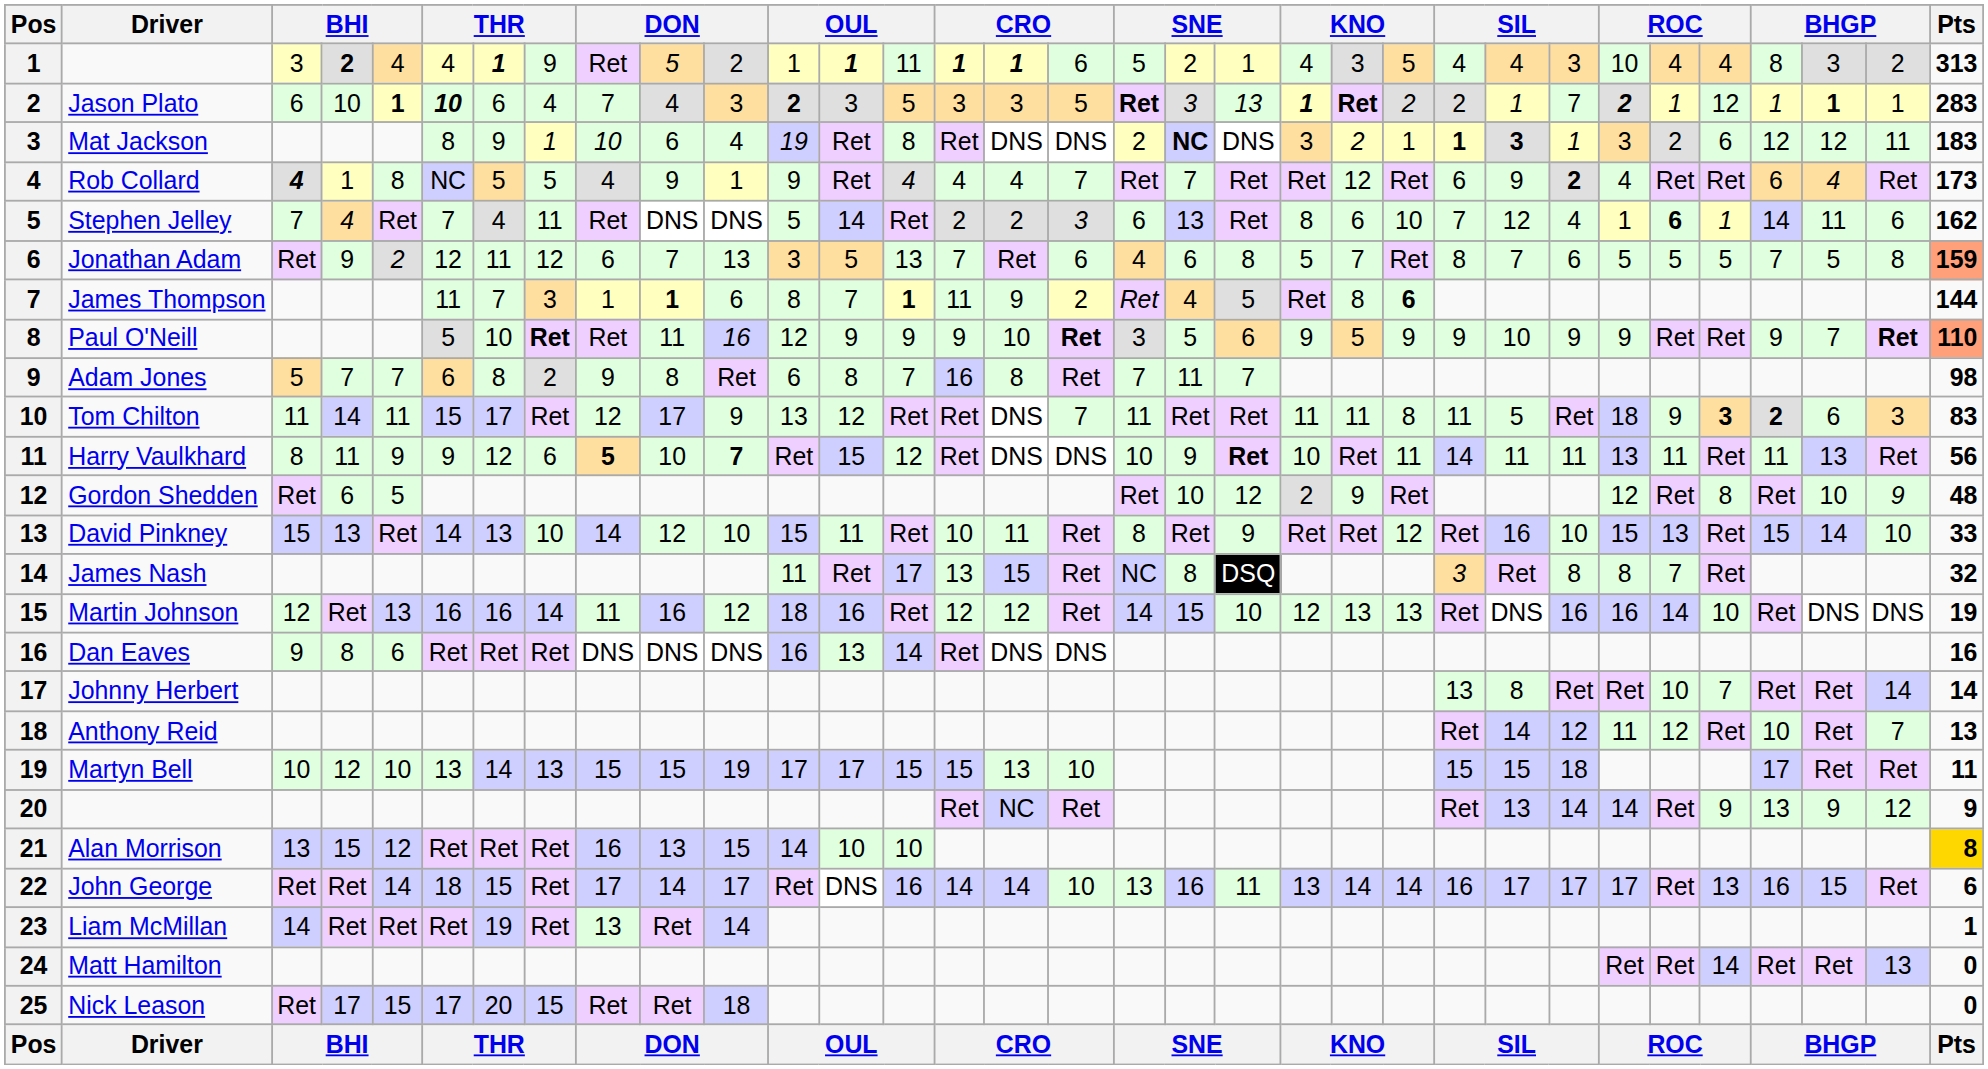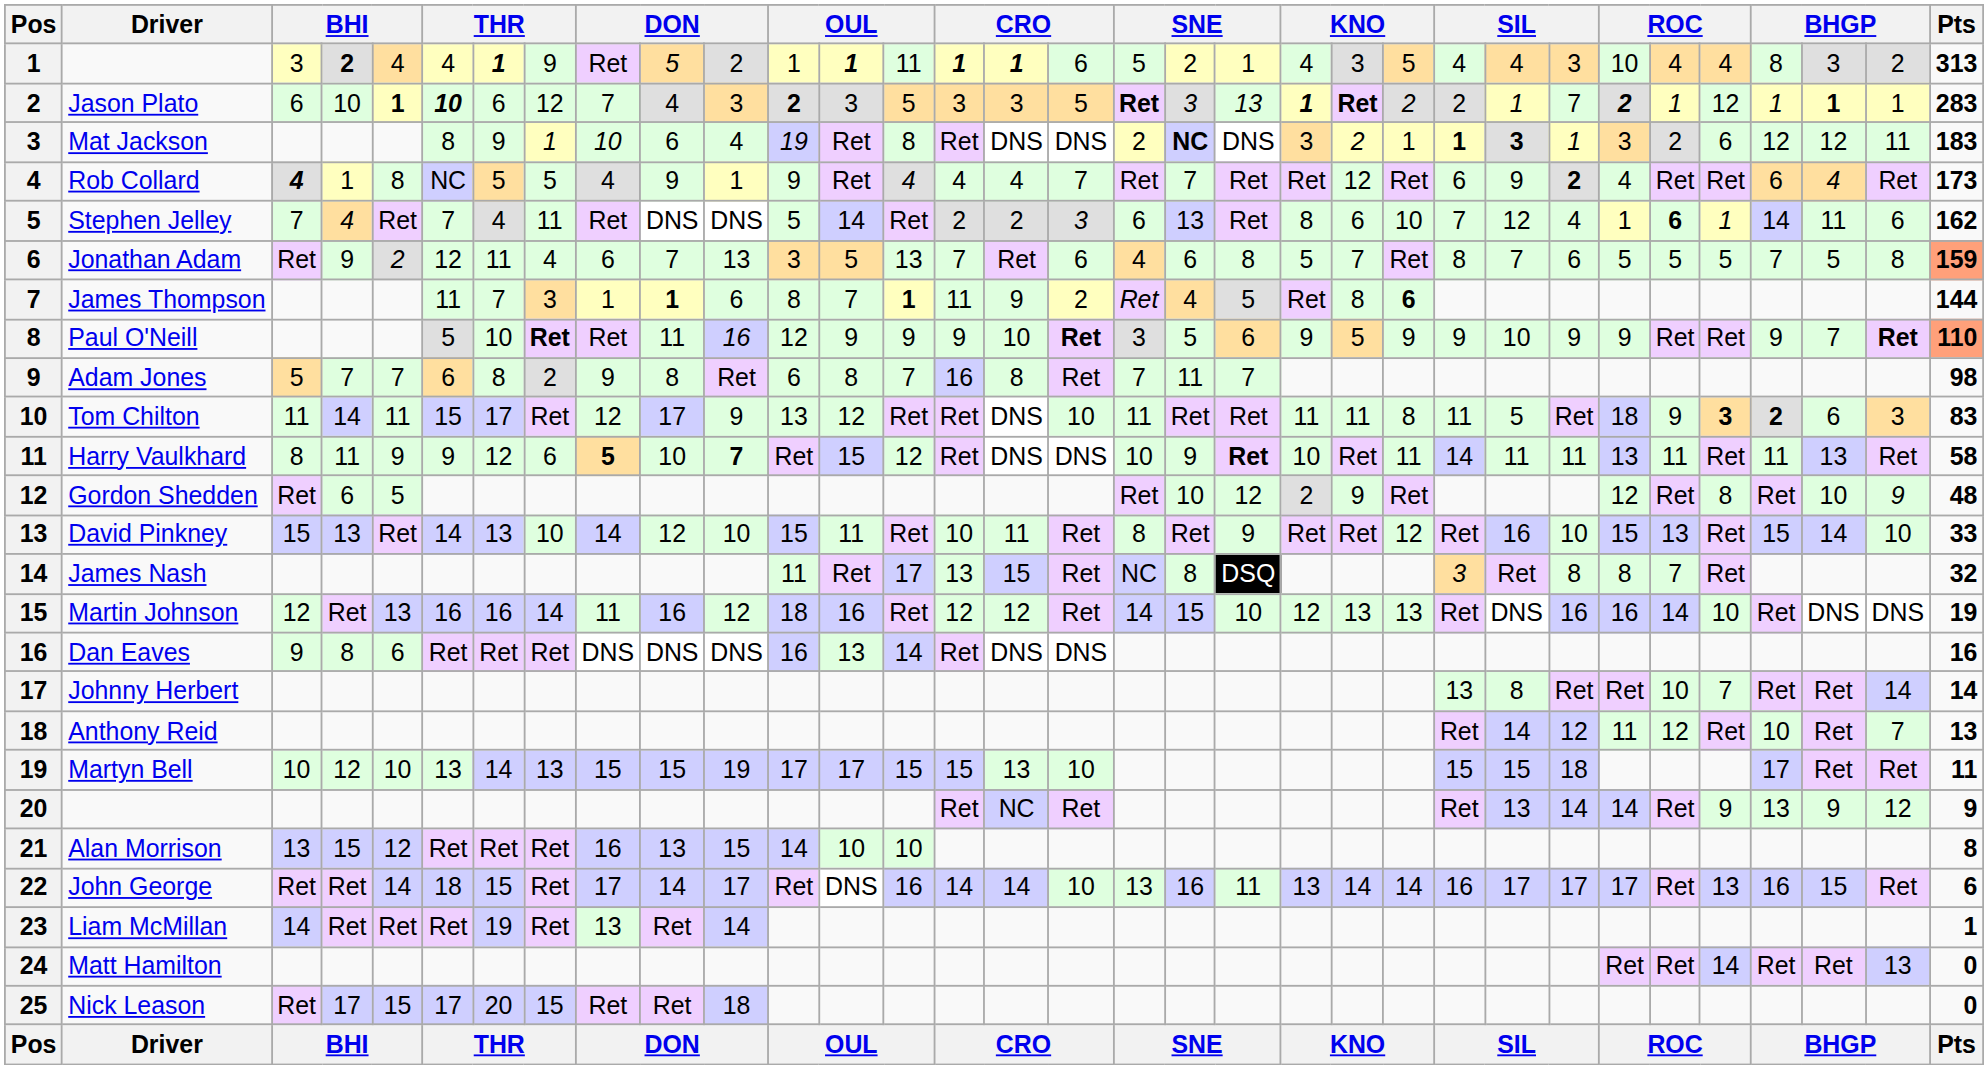(550, 103) 4 -> (550, 103) 12
(550, 260) 12 -> (550, 260) 4
(1081, 416) 7 -> (1081, 416) 10
(1963, 456) 56 -> (1963, 456) 58
(1970, 848) gold background -> (1970, 848) no background
